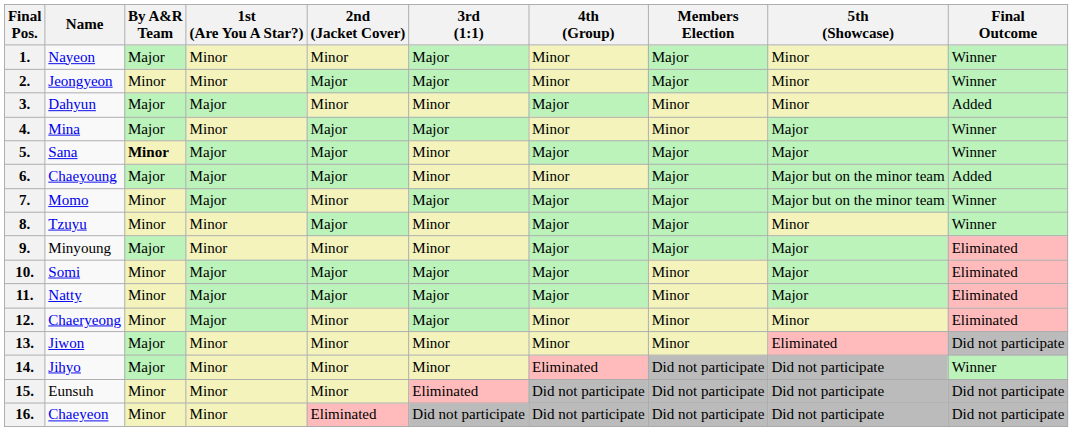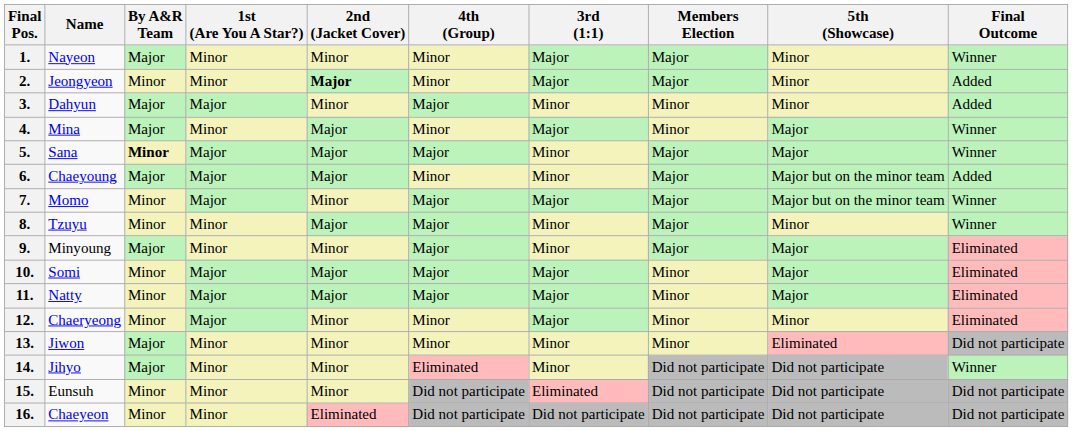columns swapped: (469, 24) <-> (588, 24)
(329, 81) normal -> (331, 81) bold
(974, 81) Winner -> (972, 81) Added
